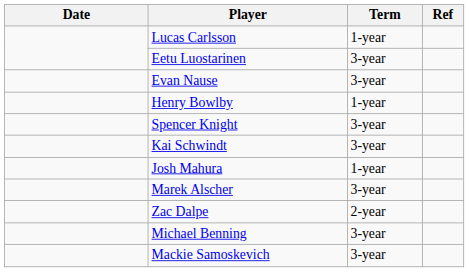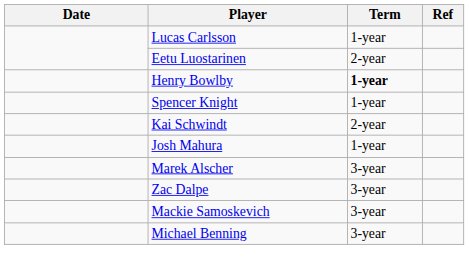(368, 59) 3-year -> (368, 59) 2-year
- row: (185, 80)
(368, 102) normal -> (369, 80) bold
(368, 124) 3-year -> (368, 102) 1-year
(368, 146) 3-year -> (368, 124) 2-year
(368, 211) 2-year -> (368, 189) 3-year
rows swapped: (199, 233) <-> (211, 255)
